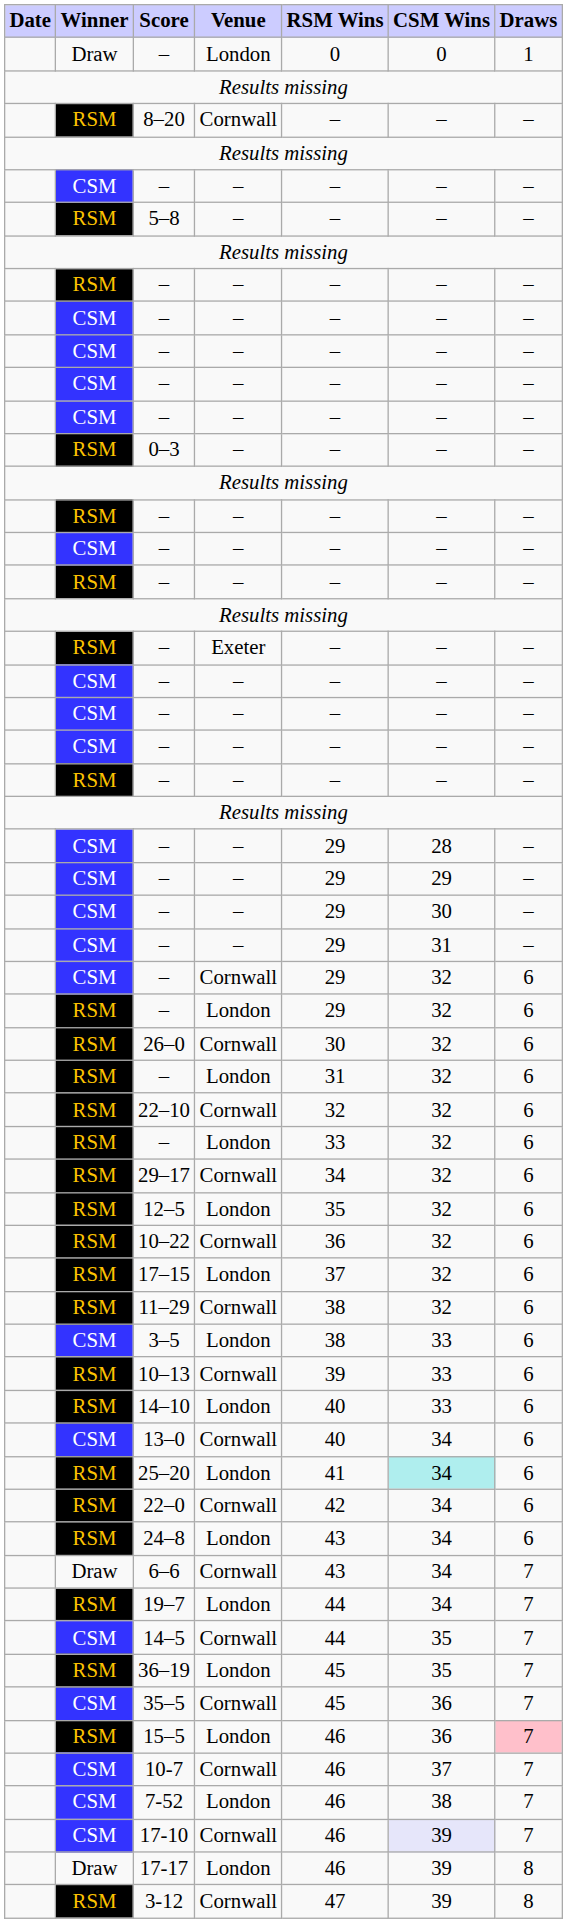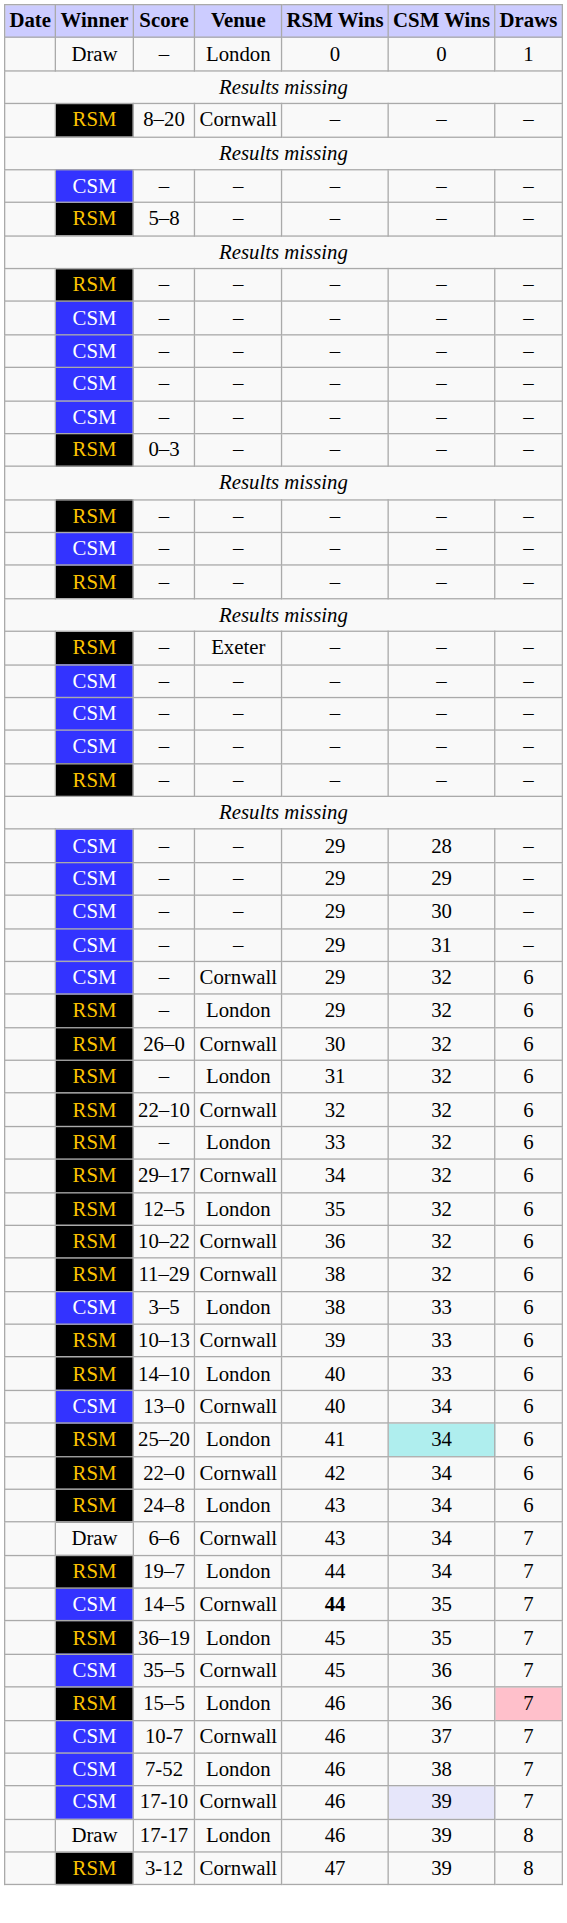- row: (164, 1274)
(335, 1637) normal -> (335, 1604) bold
